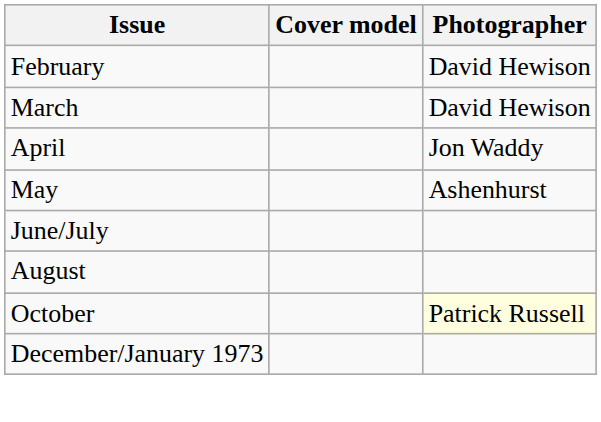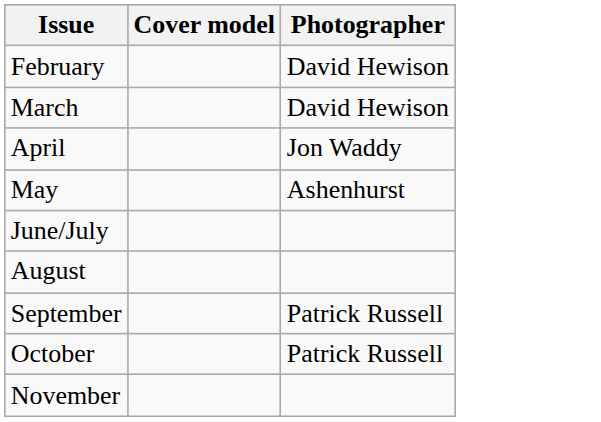+ row: (66, 312)
(507, 312) lightyellow background -> (365, 353) no background
+ row: (65, 395)
- row: (137, 353)
